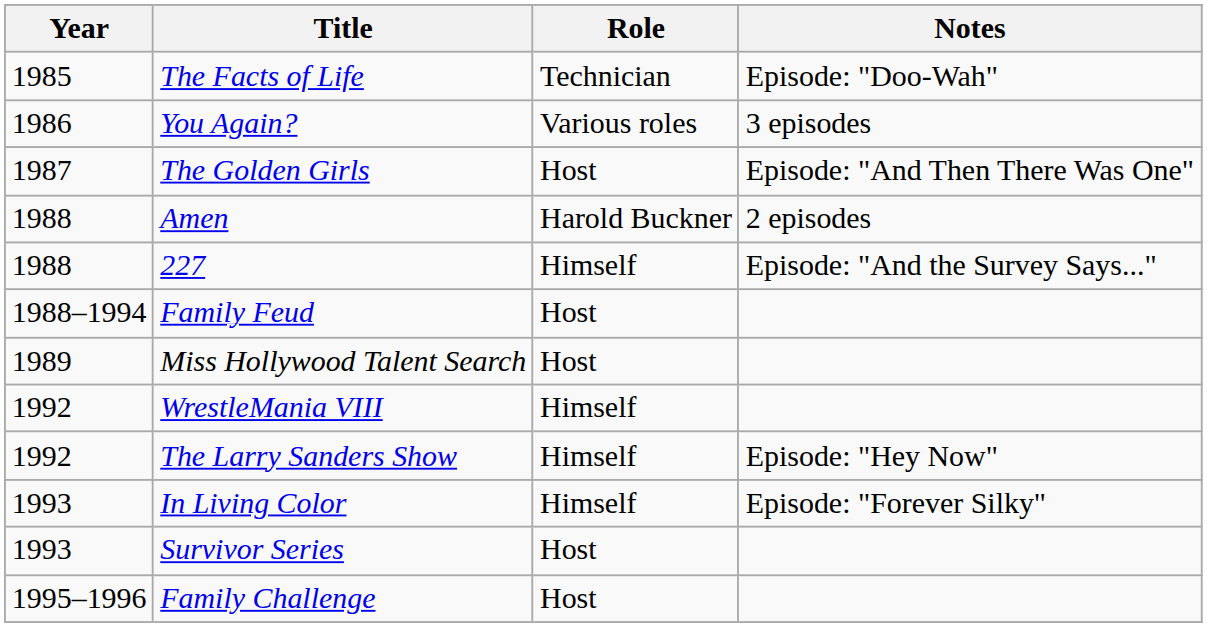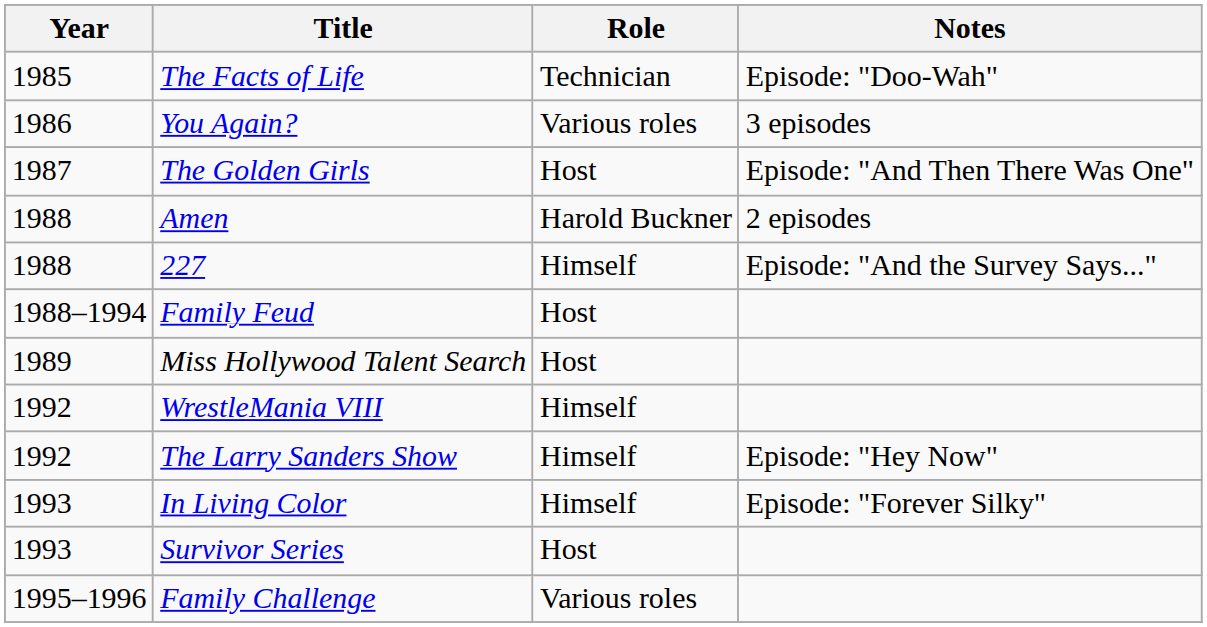(568, 597) Host -> (619, 597) Various roles
